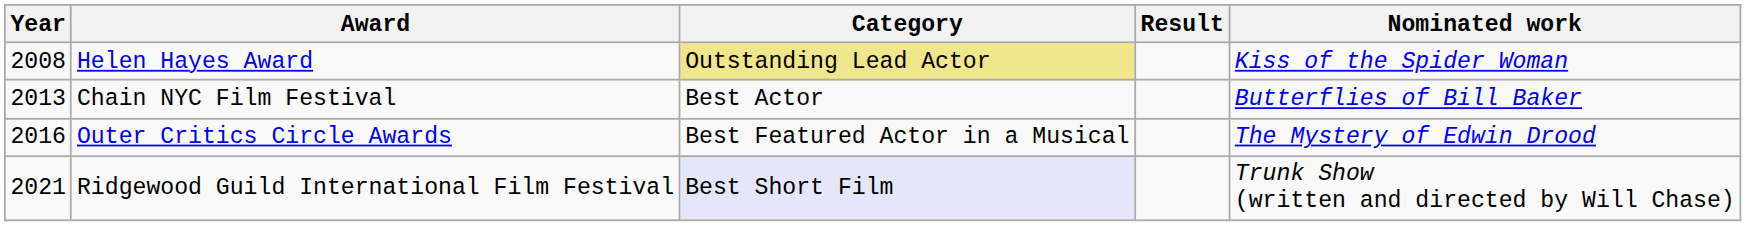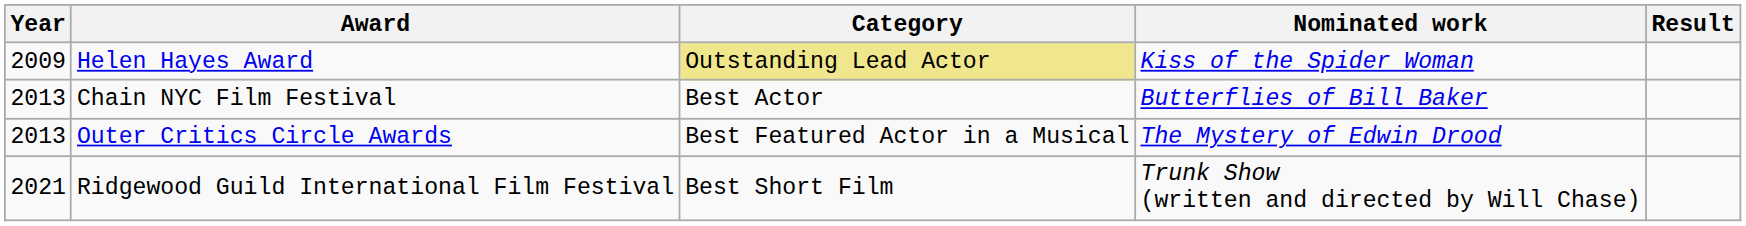columns swapped: (1485, 24) <-> (1182, 24)
(38, 61) 2008 -> (38, 61) 2009
(38, 137) 2016 -> (38, 137) 2013
(789, 188) lavender background -> (789, 188) no background
